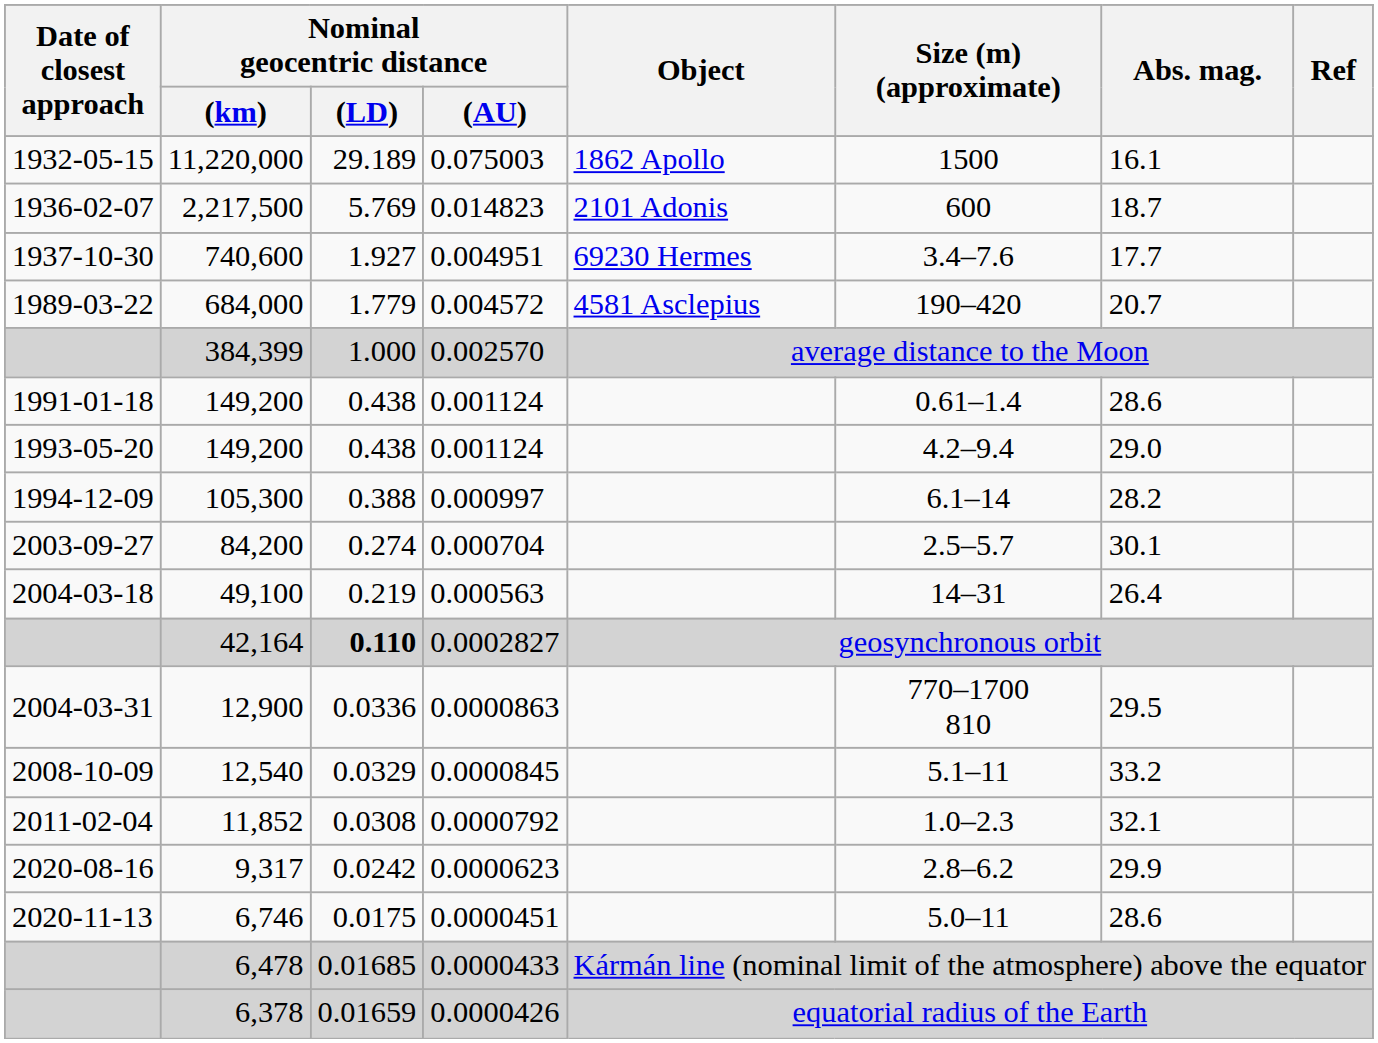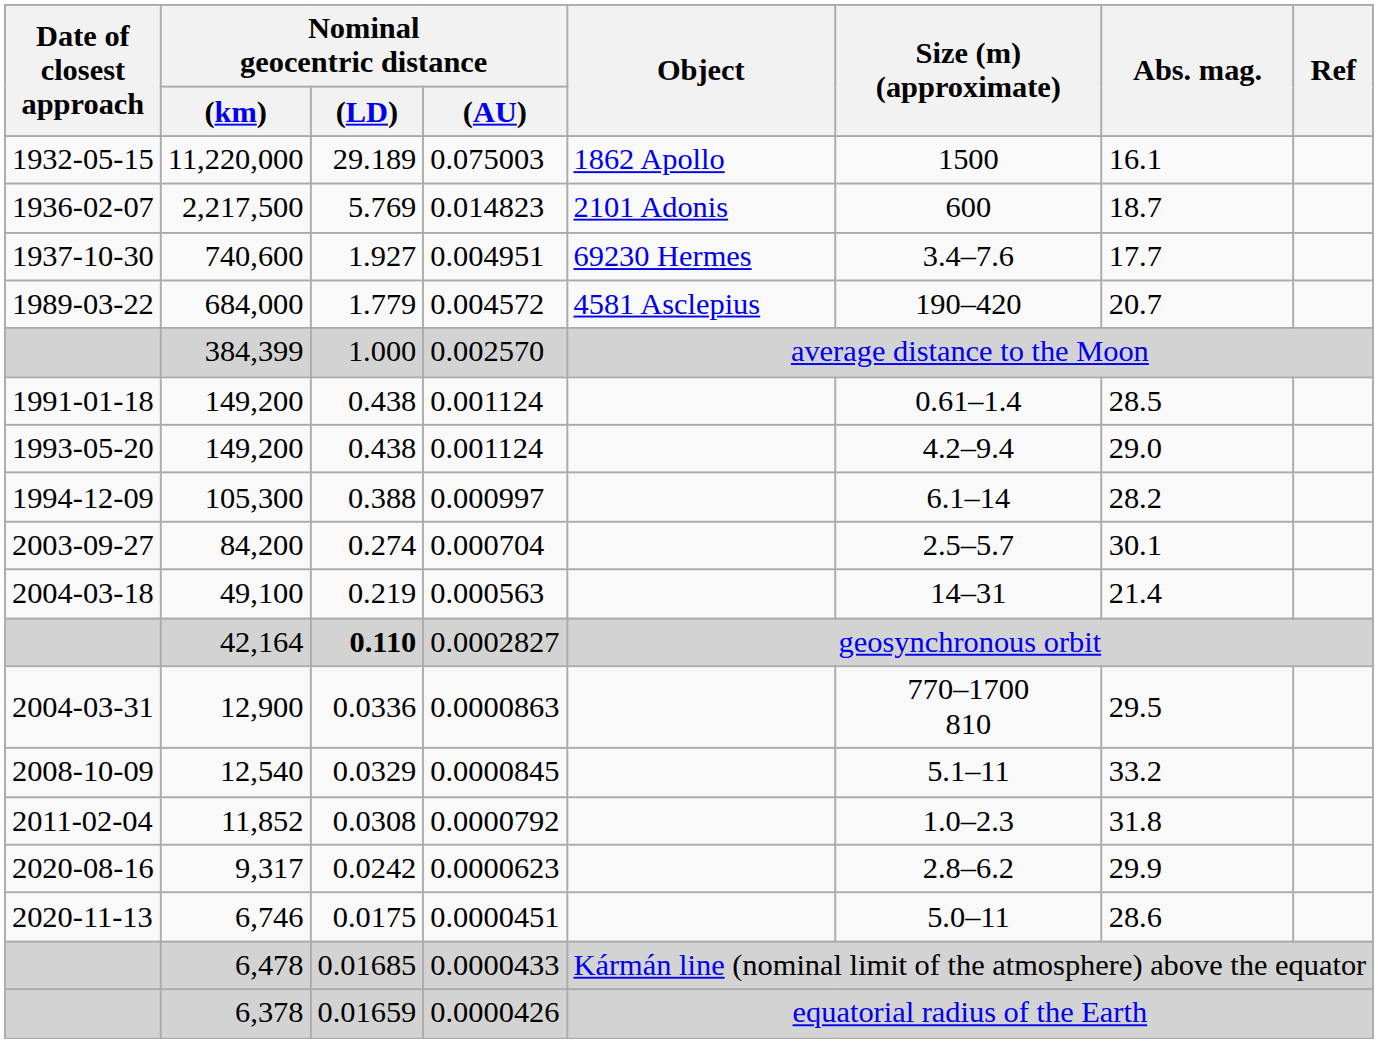(1135, 400) 28.6 -> (1135, 400) 28.5
(1135, 593) 26.4 -> (1135, 593) 21.4
(1135, 820) 32.1 -> (1135, 820) 31.8
